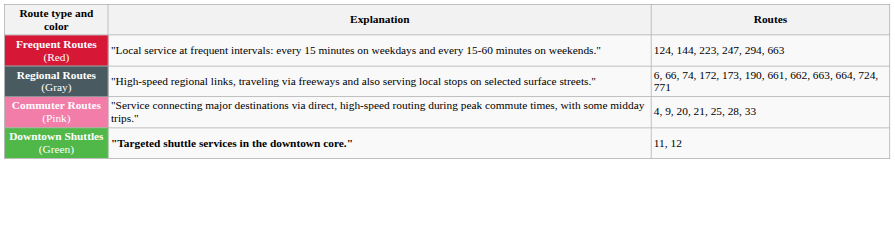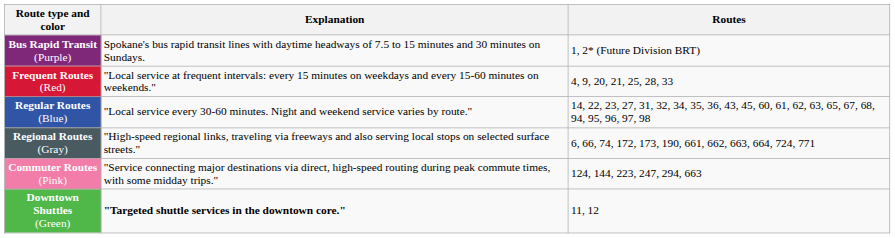+ row: (53, 51)
(719, 50) 124, 144, 223, 247, 294, 663 -> (622, 81) 4, 9, 20, 21, 25, 28, 33
+ row: (53, 112)
(705, 112) 4, 9, 20, 21, 25, 28, 33 -> (636, 173) 124, 144, 223, 247, 294, 663
